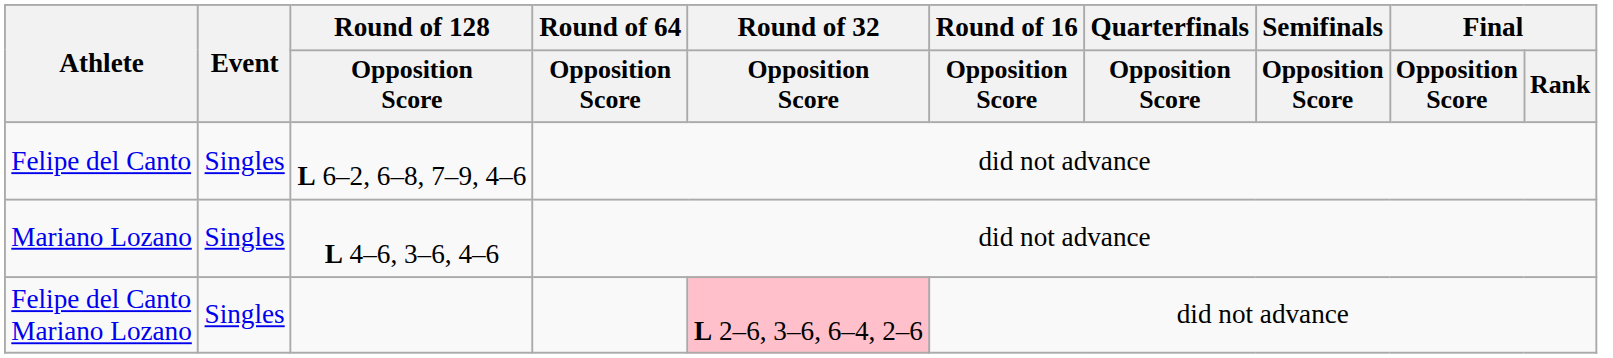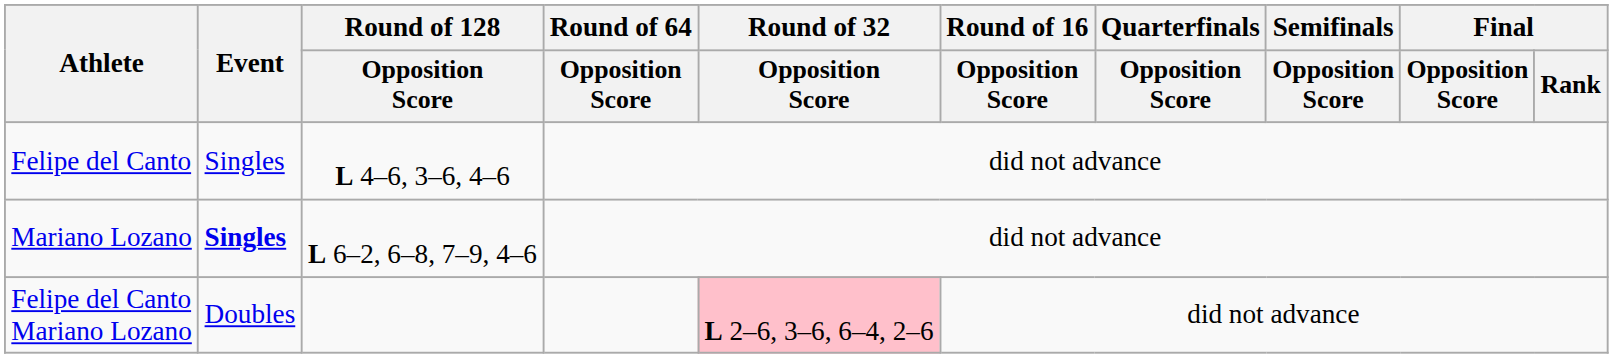(412, 177) L 6–2, 6–8, 7–9, 4–6 -> (422, 177) L 4–6, 3–6, 4–6
(245, 238) normal -> (245, 238) bold
(412, 254) L 4–6, 3–6, 4–6 -> (422, 254) L 6–2, 6–8, 7–9, 4–6
(245, 315) Singles -> (250, 315) Doubles
